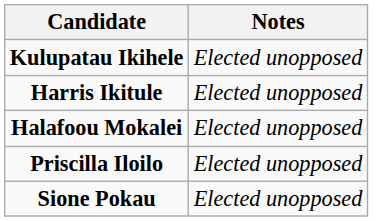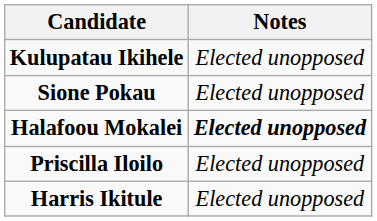rows swapped: (97, 92) <-> (97, 198)
(278, 127) normal -> (280, 127) bold
